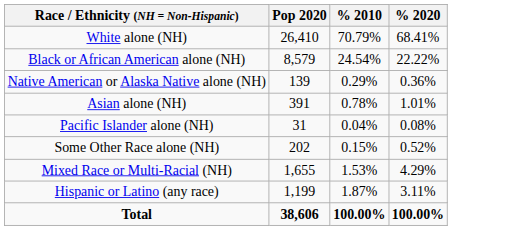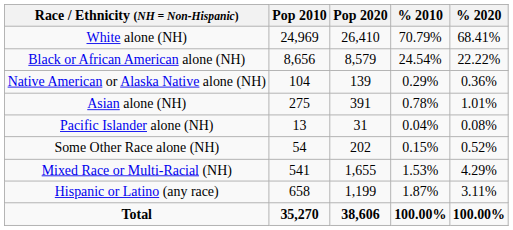+ column: (300, 15)
